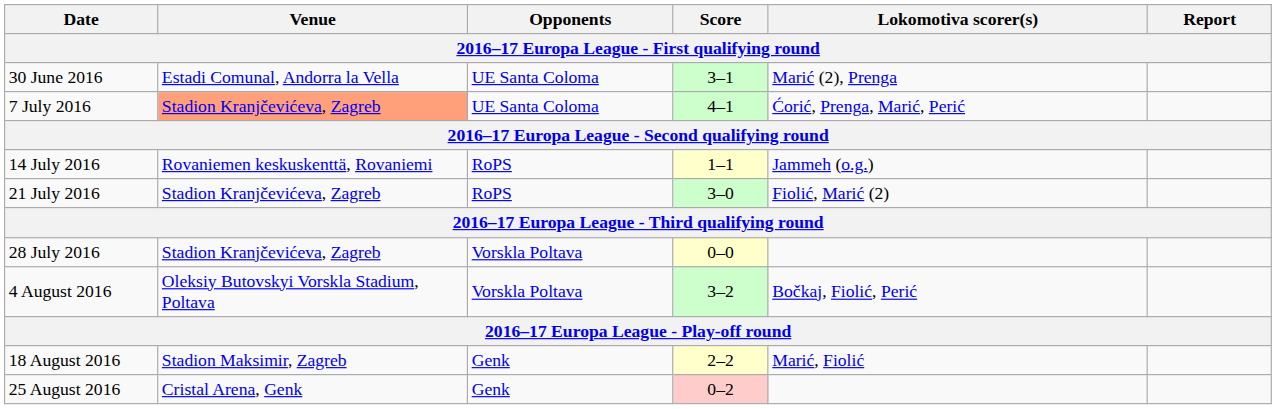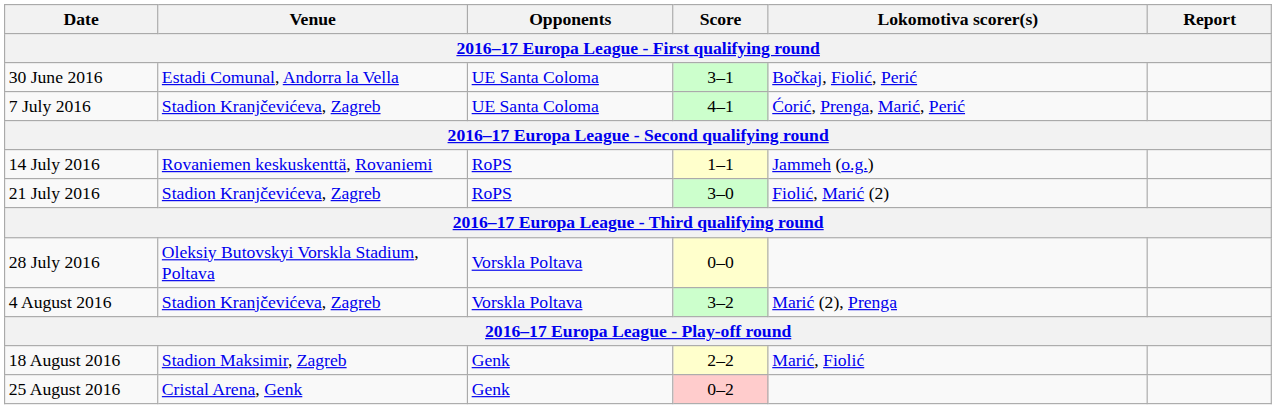(835, 77) Marić (2), Prenga -> (845, 77) Bočkaj, Fiolić, Perić
(271, 106) lightsalmon background -> (271, 106) no background
(271, 251) Stadion Kranjčevićeva, Zagreb -> (290, 262) Oleksiy Butovskyi Vorskla Stadium, Poltava
(290, 291) Oleksiy Butovskyi Vorskla Stadium, Poltava -> (271, 301) Stadion Kranjčevićeva, Zagreb
(845, 291) Bočkaj, Fiolić, Perić -> (835, 301) Marić (2), Prenga
